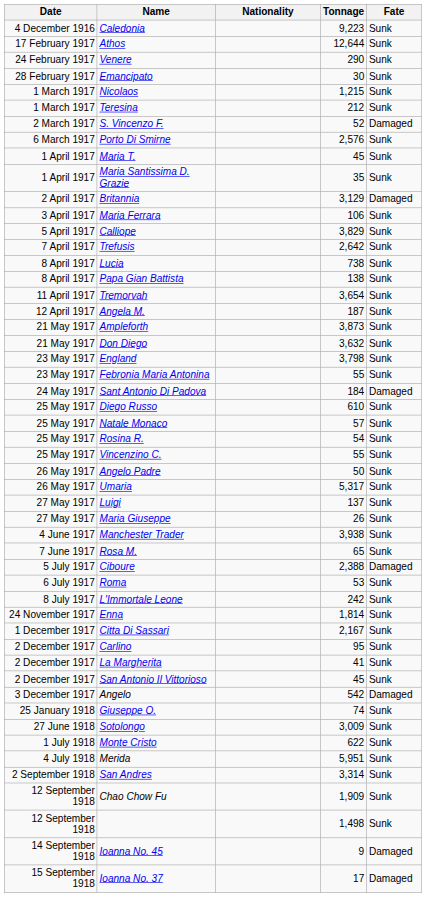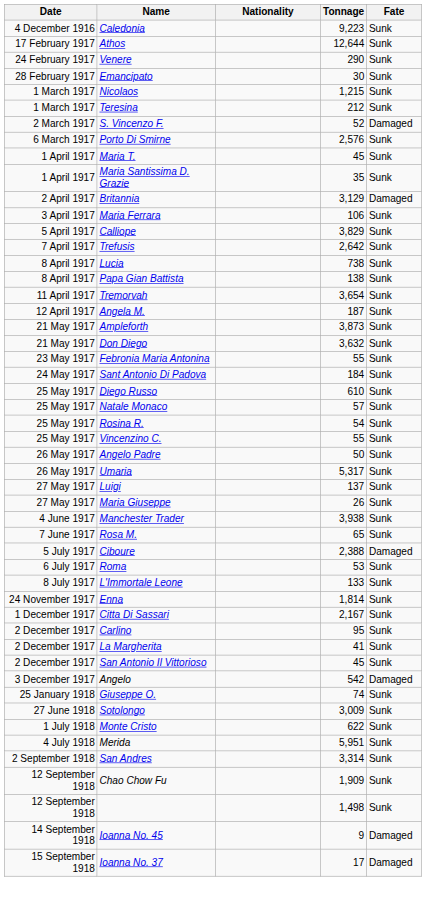- row: (118, 359)
(391, 391) Damaged -> (380, 375) Sunk
(356, 599) 242 -> (356, 583) 133
